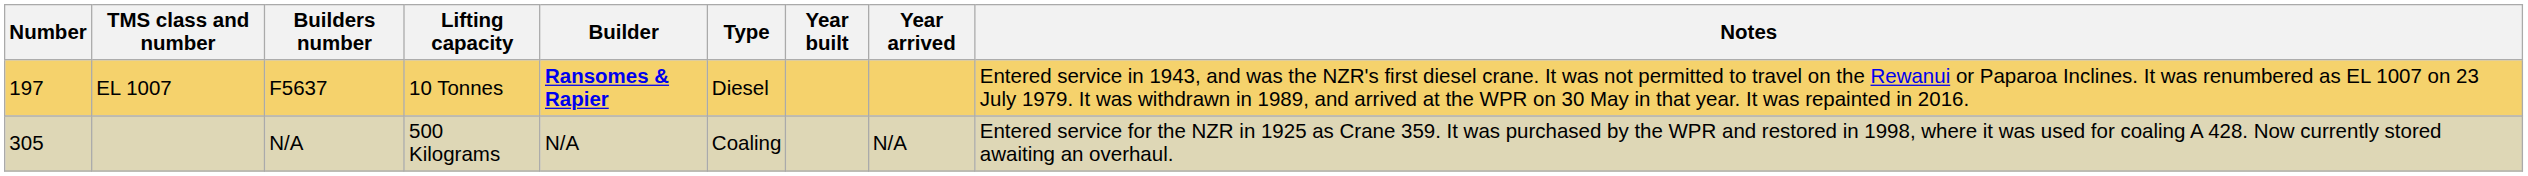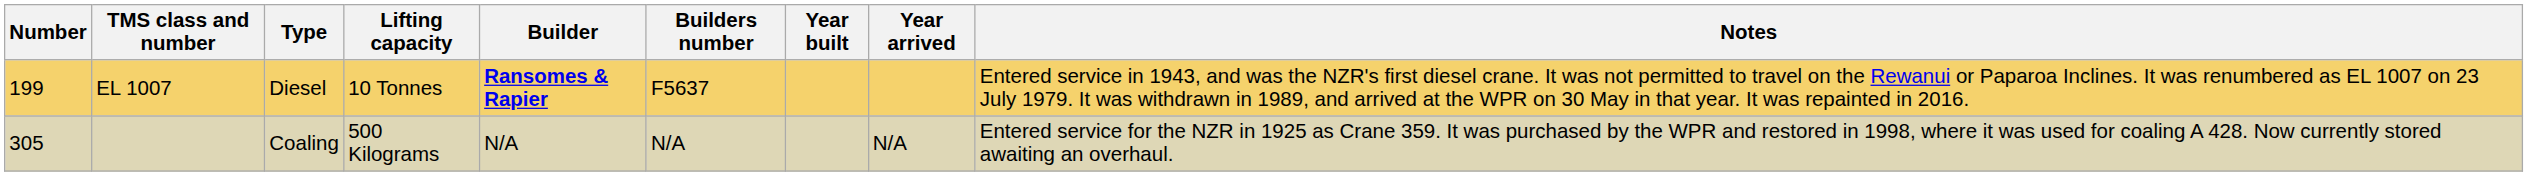columns swapped: (747, 32) <-> (334, 32)
(26, 87) 197 -> (26, 87) 199
